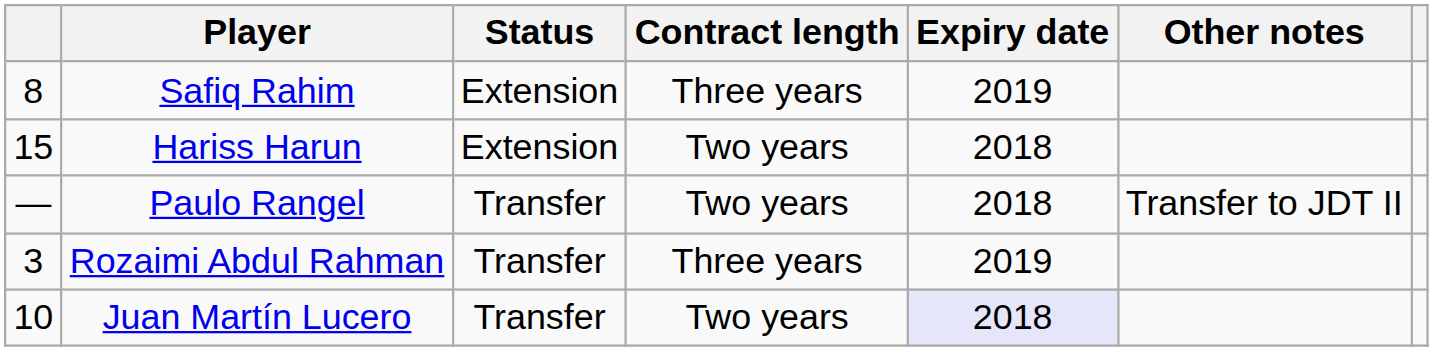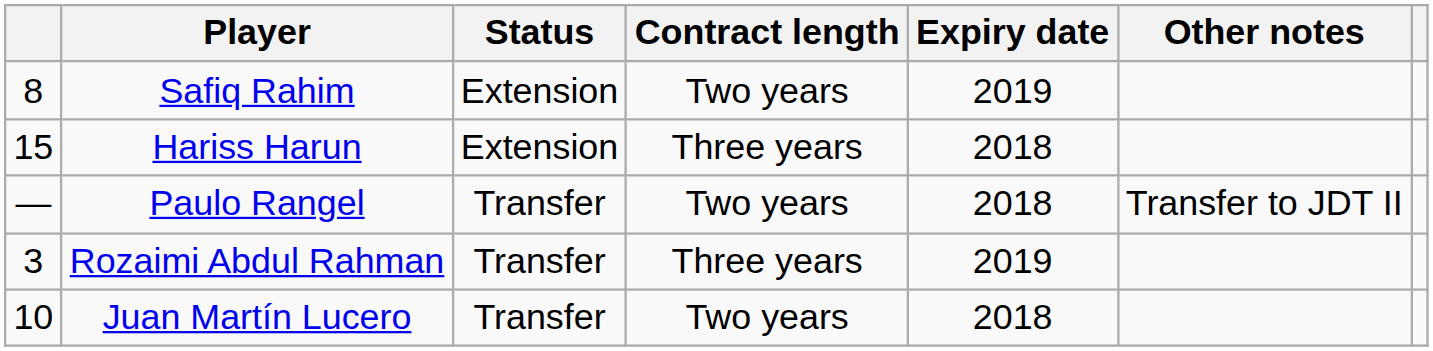(767, 89) Three years -> (767, 89) Two years
(767, 146) Two years -> (767, 146) Three years
(1013, 317) lavender background -> (1013, 317) no background
